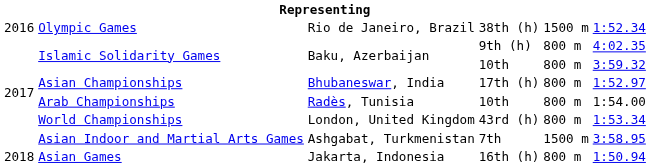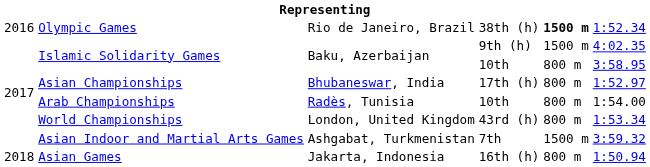(566, 28) normal -> (566, 28) bold
(562, 46) 800 m -> (566, 46) 1500 m
(619, 64) 3:59.32 -> (619, 64) 3:58.95
(619, 138) 3:58.95 -> (619, 138) 3:59.32
